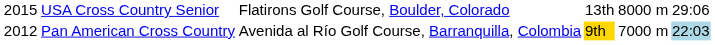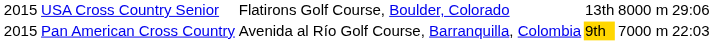(21, 30) 2012 -> (21, 30) 2015
(691, 30) lightblue background -> (691, 30) no background
